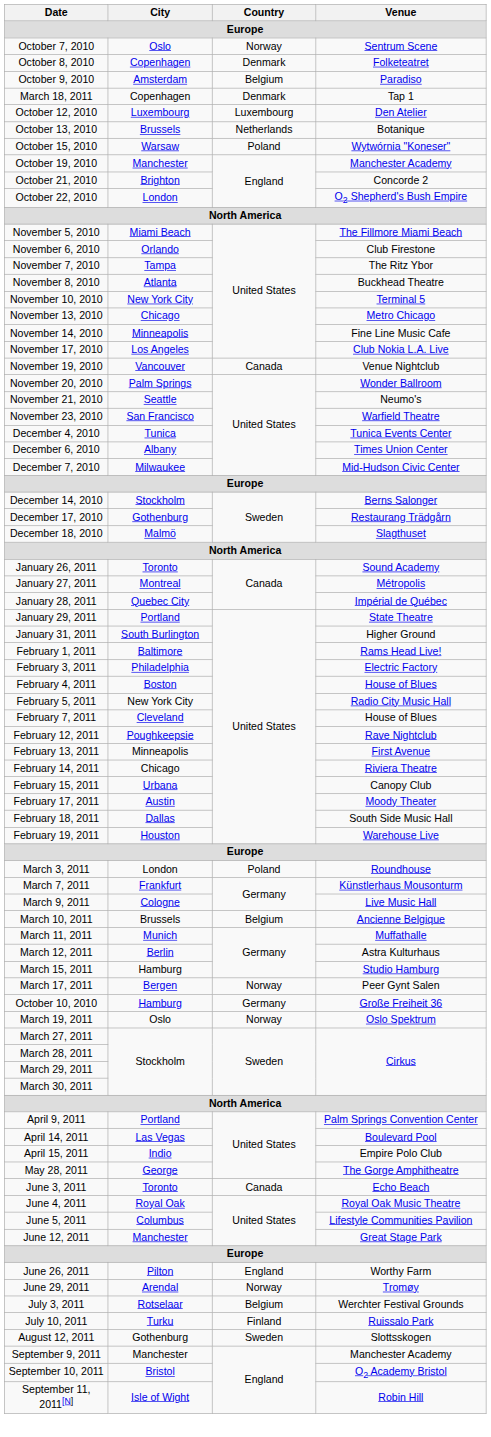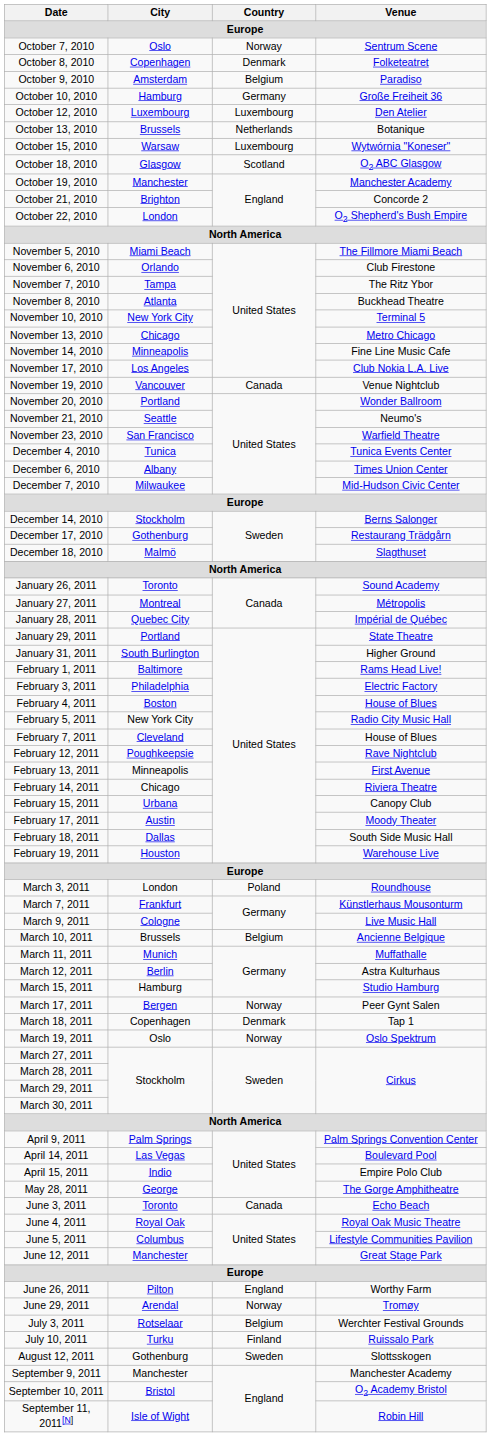rows swapped: (56, 1003) <-> (56, 96)
(264, 146) Poland -> (264, 146) Luxembourg
+ row: (56, 164)
(160, 383) Palm Springs -> (160, 402) Portland
(160, 1120) Portland -> (160, 1139) Palm Springs
